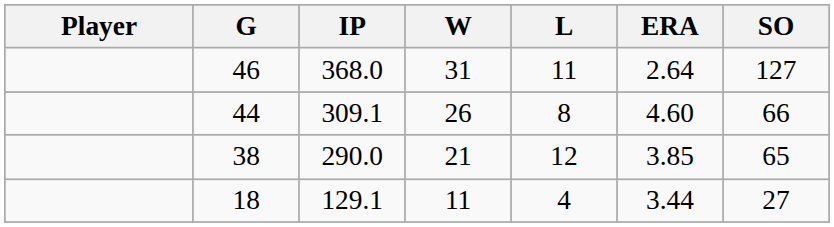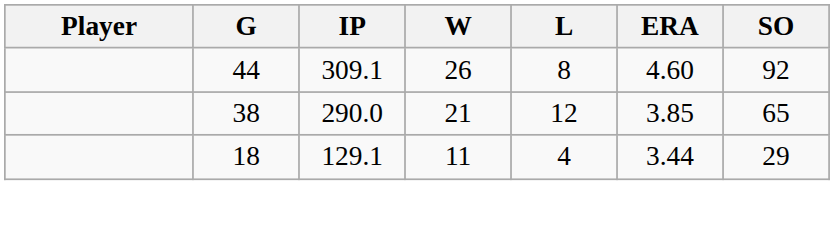- row: (352, 69)
(776, 112) 66 -> (776, 69) 92
(776, 199) 27 -> (776, 156) 29
